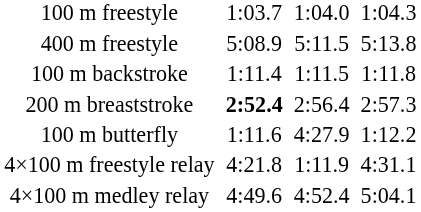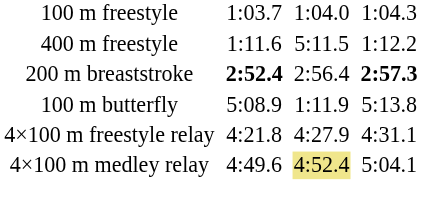(254, 43) 5:08.9 -> (254, 43) 1:11.6
(389, 43) 5:13.8 -> (389, 43) 1:12.2
- row: (109, 74)
(389, 104) normal -> (389, 74) bold
(254, 134) 1:11.6 -> (254, 104) 5:08.9
(322, 134) 4:27.9 -> (322, 104) 1:11.9
(389, 134) 1:12.2 -> (389, 104) 5:13.8
(322, 165) 1:11.9 -> (322, 134) 4:27.9
(322, 195) no background -> (322, 165) khaki background
